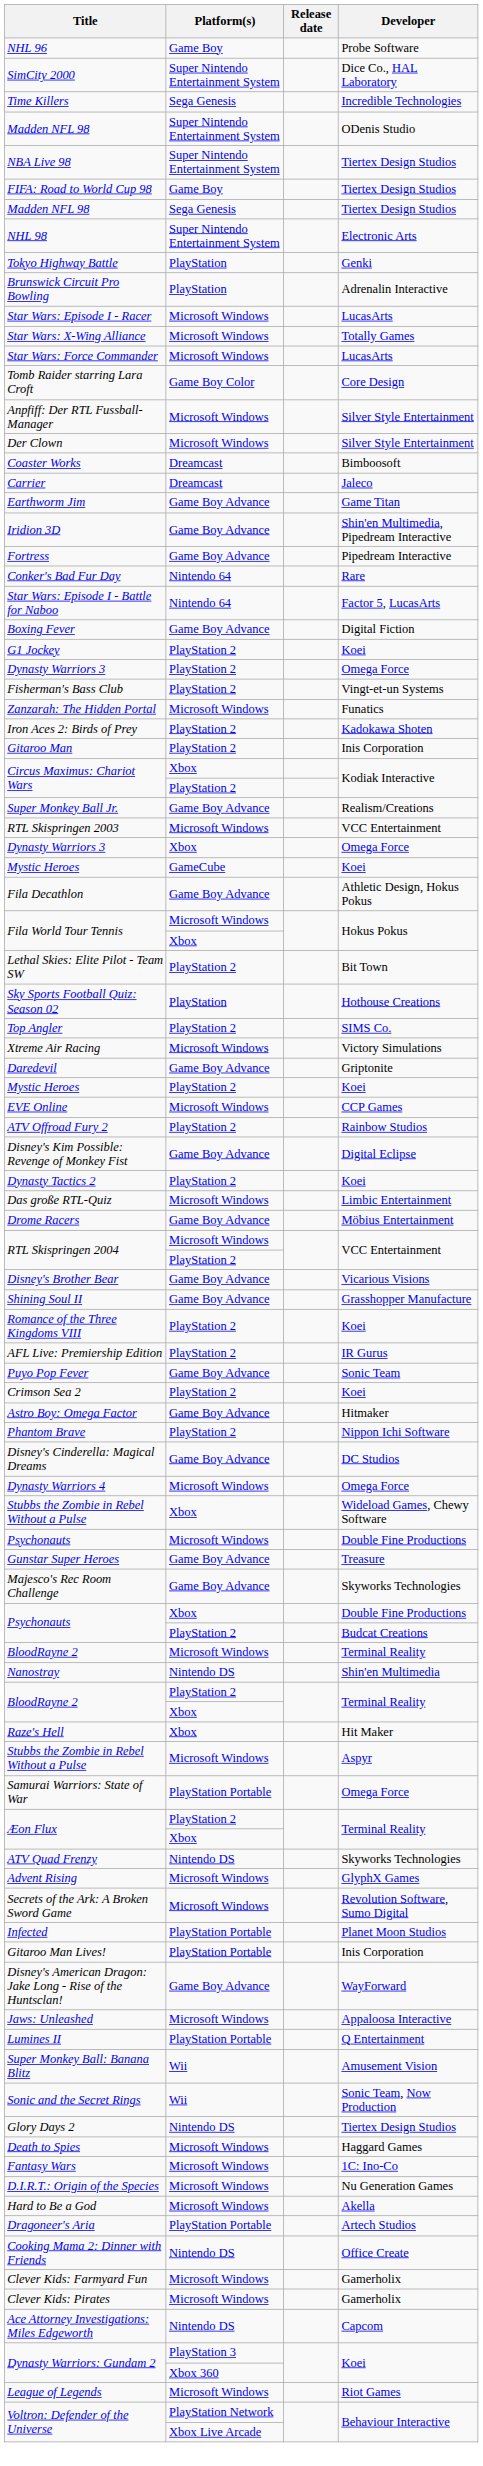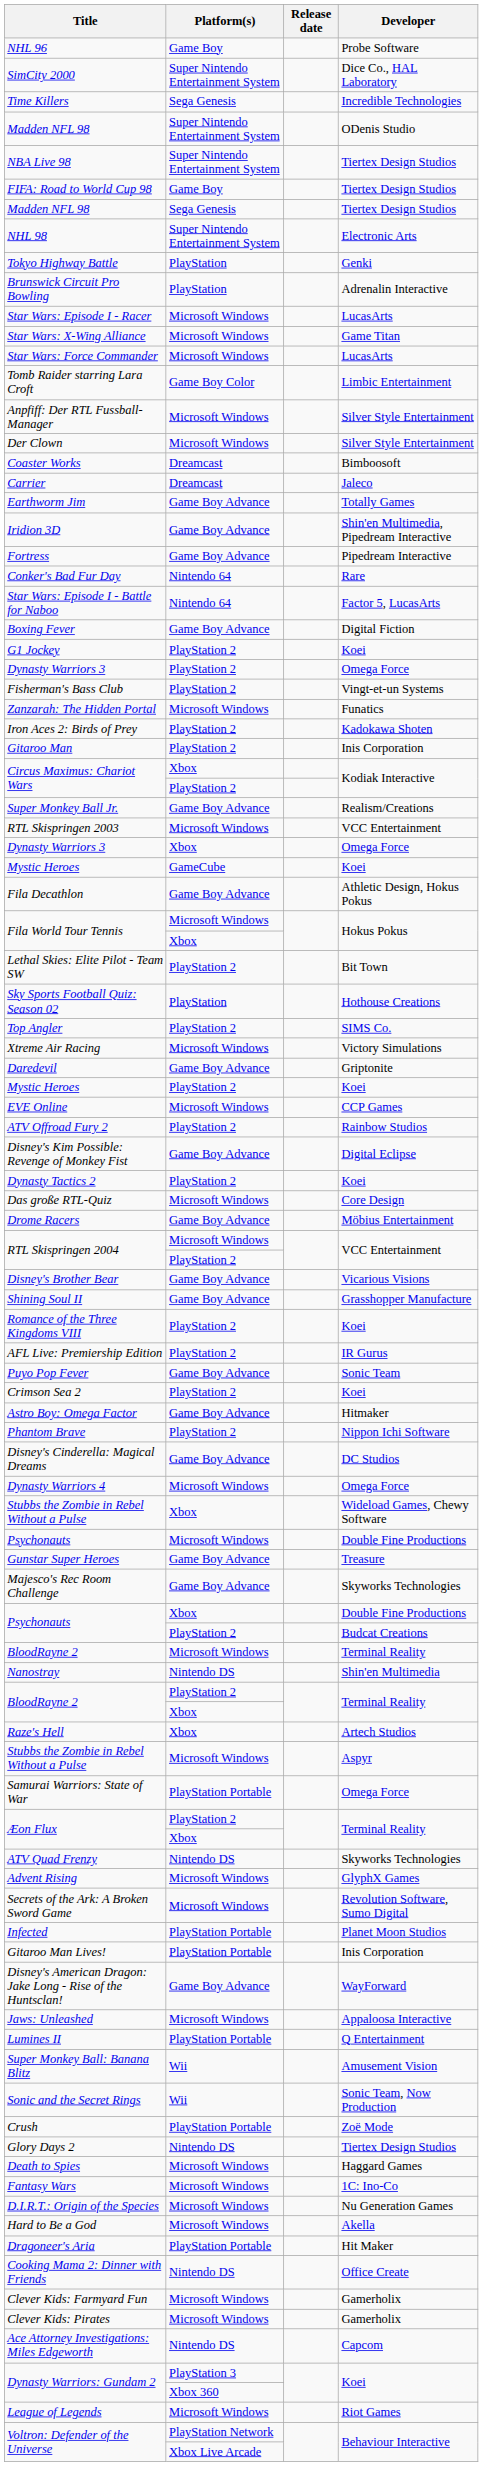(378, 336) Totally Games -> (371, 336) Game Titan
(373, 382) Core Design -> (396, 382) Limbic Entertainment
(371, 502) Game Titan -> (378, 502) Totally Games
(396, 1200) Limbic Entertainment -> (373, 1200) Core Design
(367, 1731) Hit Maker -> (379, 1731) Artech Studios
+ row: (23, 2126)
(379, 2225) Artech Studios -> (367, 2245) Hit Maker
